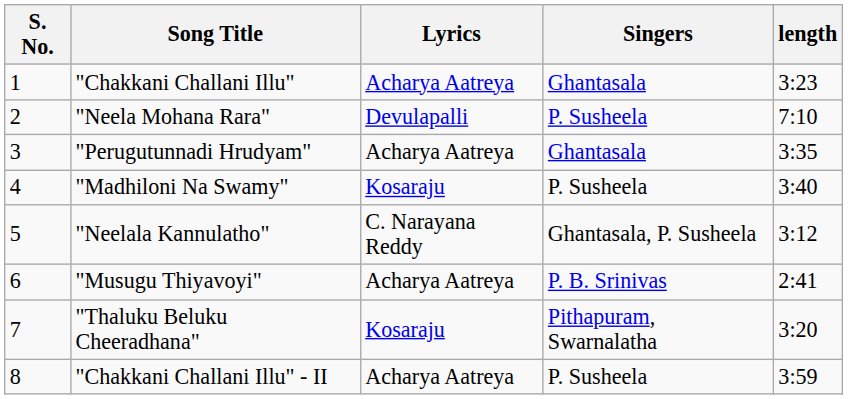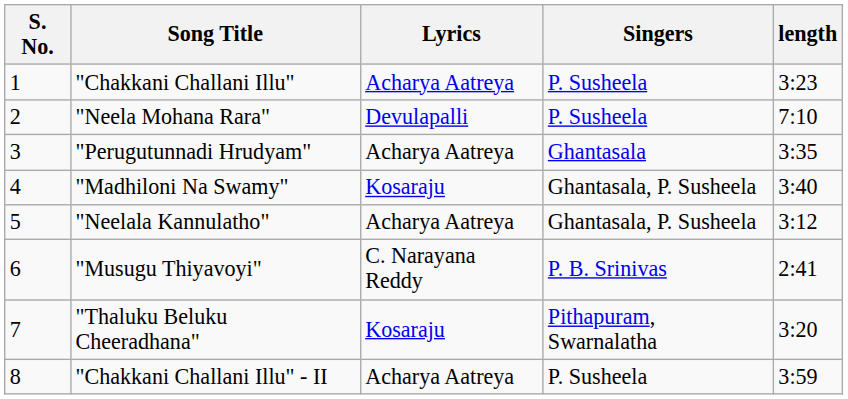(597, 81) Ghantasala -> (598, 81) P. Susheela
(598, 186) P. Susheela -> (652, 186) Ghantasala, P. Susheela
(420, 234) C. Narayana Reddy -> (440, 221) Acharya Aatreya
(440, 281) Acharya Aatreya -> (420, 269) C. Narayana Reddy
